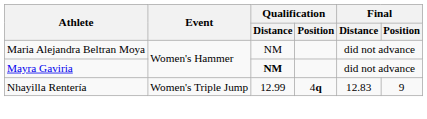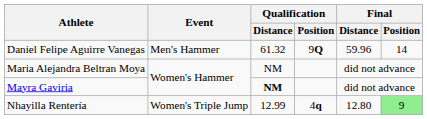+ row: (76, 50)
(359, 87) 12.83 -> (359, 105) 12.80
(402, 87) no background -> (402, 105) lightgreen background
